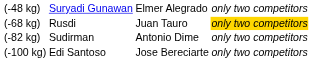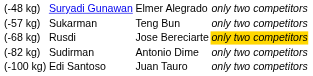+ row: (22, 23)
(161, 23) Juan Tauro -> (172, 38) Jose Bereciarte
(172, 52) Jose Bereciarte -> (161, 67) Juan Tauro
